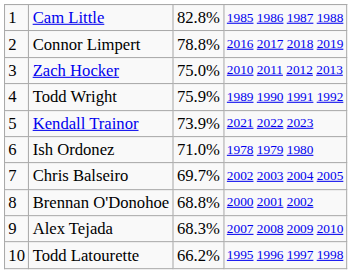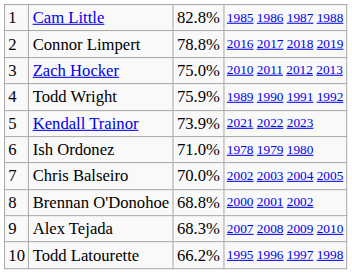(198, 176) 69.7% -> (198, 176) 70.0%
